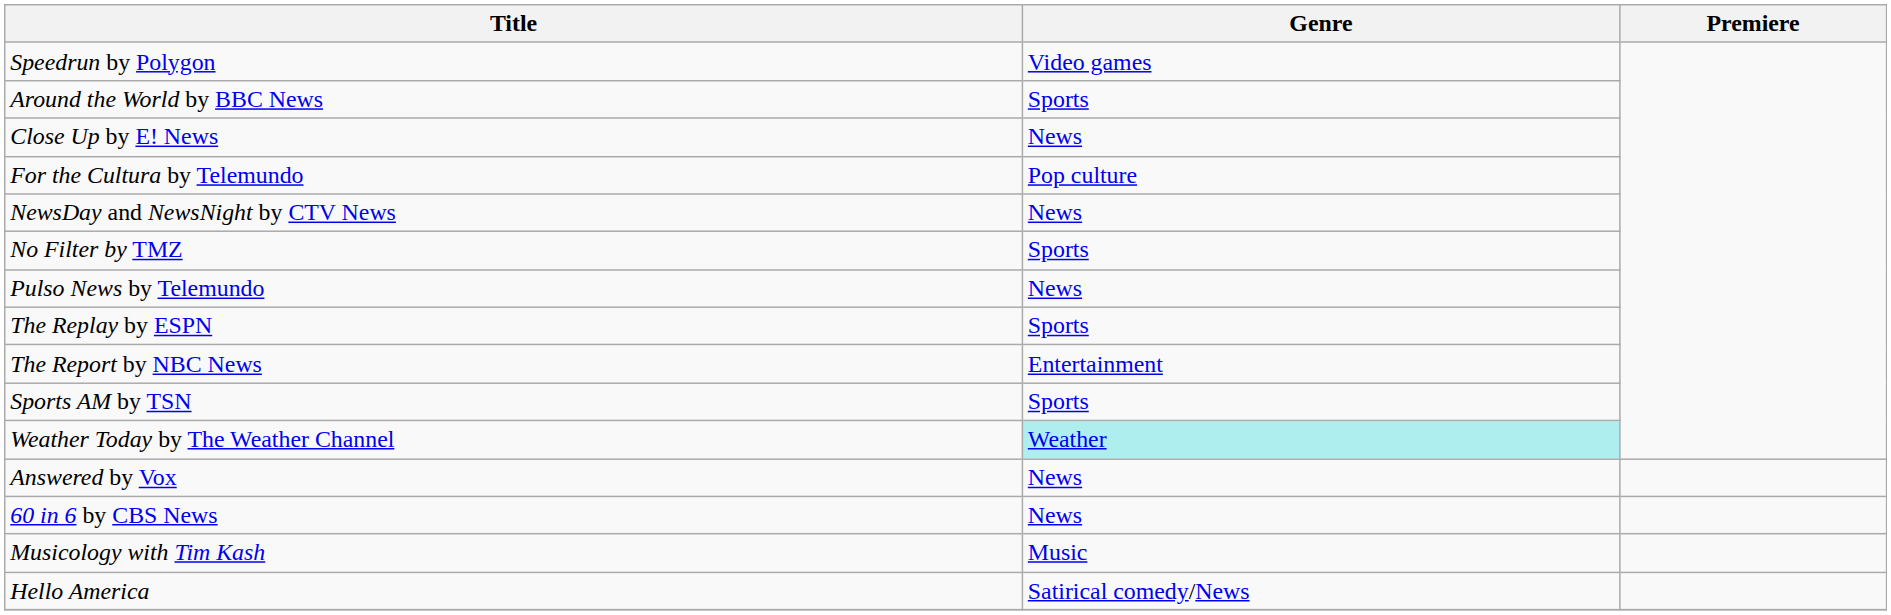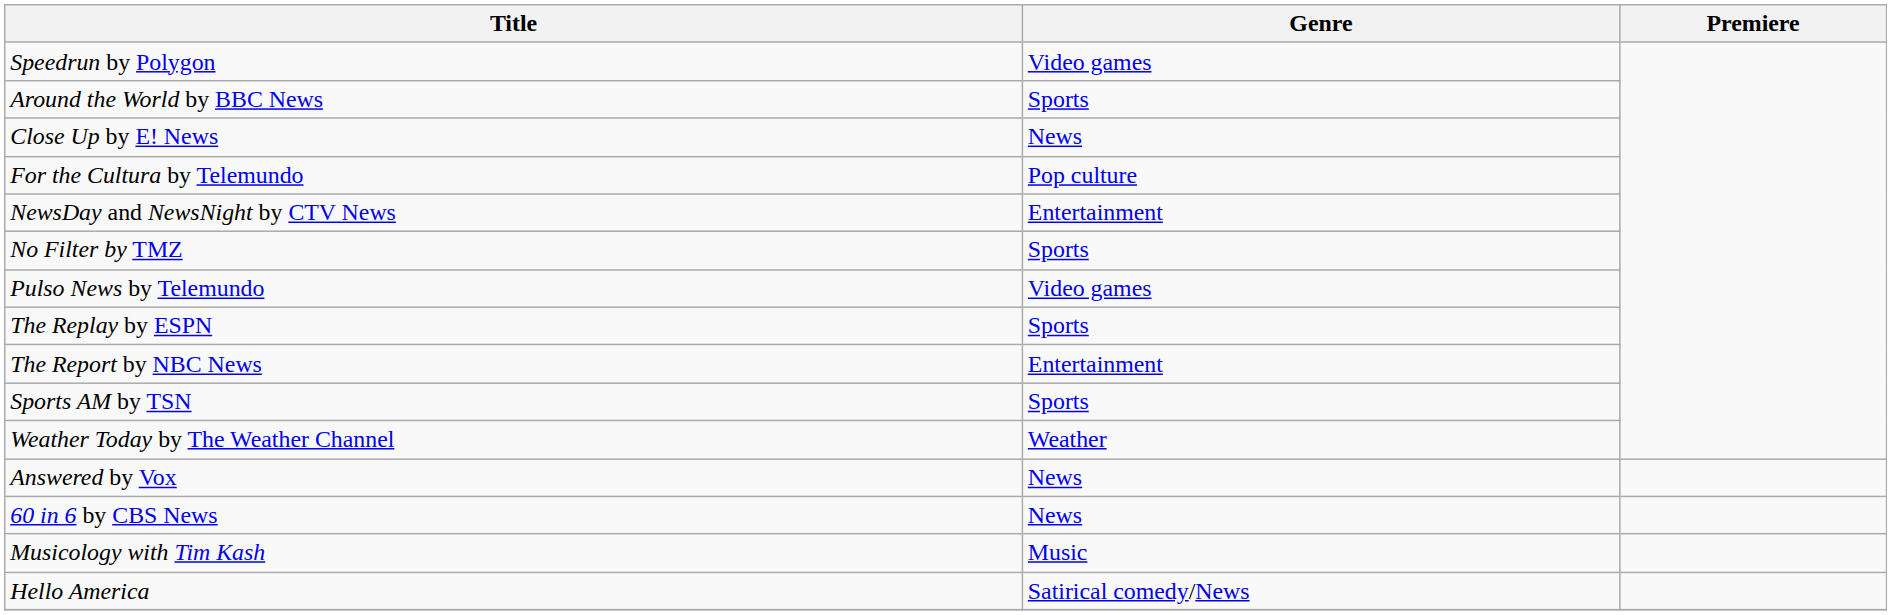(1055, 212) News -> (1095, 212) Entertainment
(1055, 288) News -> (1090, 288) Video games
(1067, 439) paleturquoise background -> (1067, 439) no background
